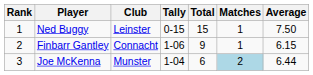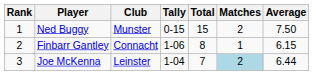(132, 29) Leinster -> (132, 29) Munster
(240, 29) 1 -> (240, 29) 2
(202, 45) 9 -> (202, 45) 8
(132, 62) Munster -> (132, 62) Leinster
(202, 62) 6 -> (202, 62) 7
